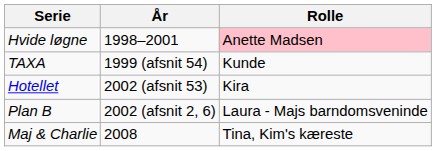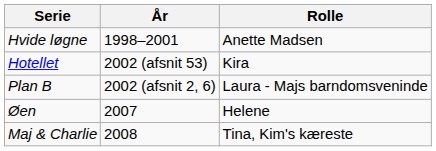(273, 39) pink background -> (273, 39) no background
- row: (27, 63)
+ row: (22, 110)
